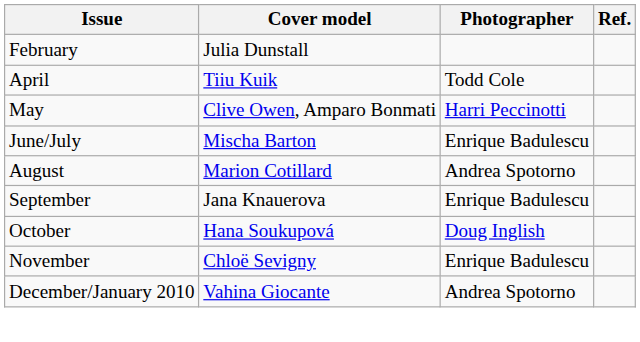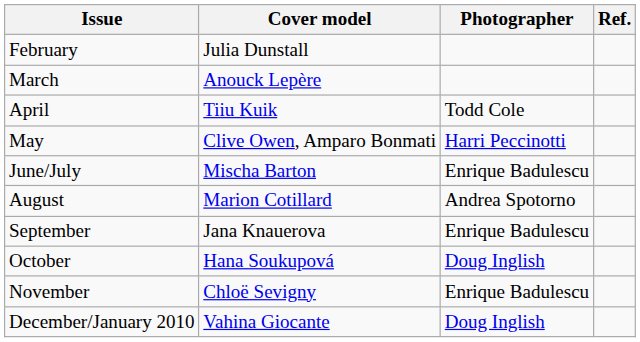+ row: (34, 79)
(510, 291) Andrea Spotorno -> (495, 321) Doug Inglish
